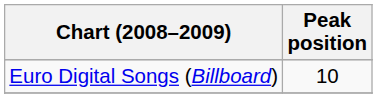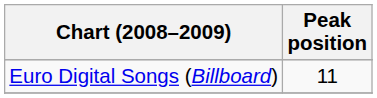(327, 76) 10 -> (327, 76) 11
